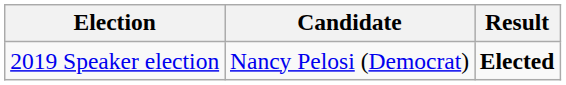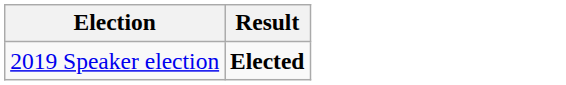- column: (349, 23)
